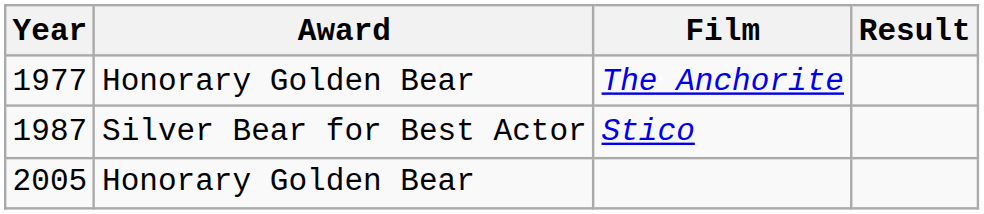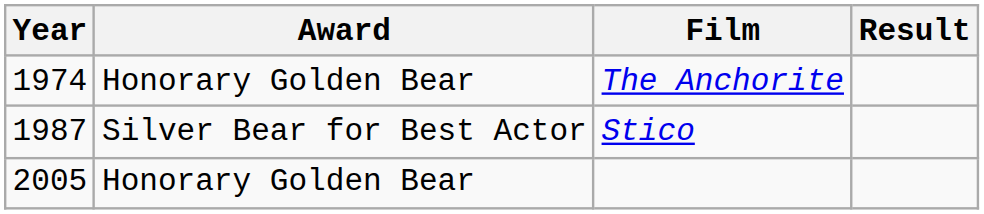(50, 81) 1977 -> (50, 81) 1974
